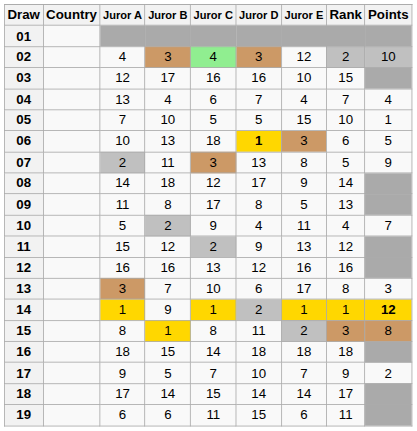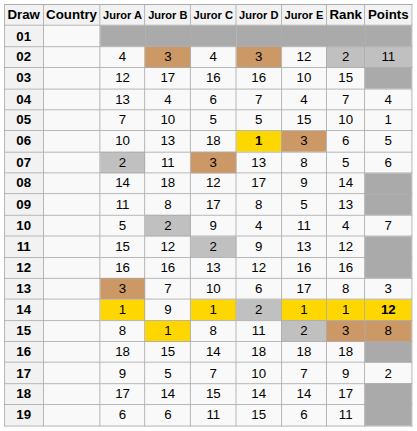(213, 57) lightgreen background -> (213, 57) no background
(388, 57) 10 -> (388, 57) 11
(388, 162) 9 -> (388, 162) 6
